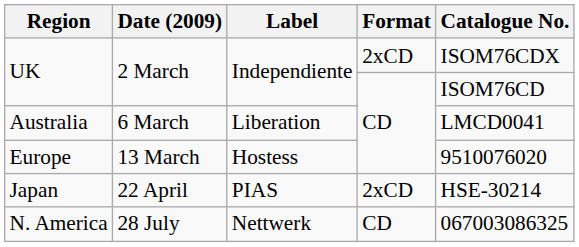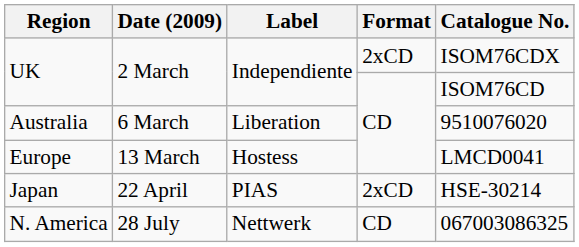(493, 122) LMCD0041 -> (494, 122) 9510076020
(494, 156) 9510076020 -> (493, 156) LMCD0041
